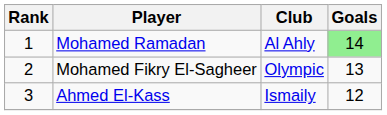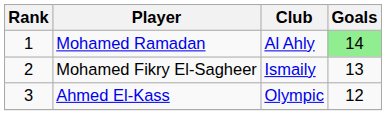(294, 69) Olympic -> (290, 69) Ismaily
(290, 95) Ismaily -> (294, 95) Olympic
